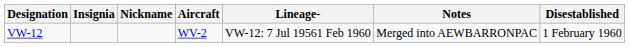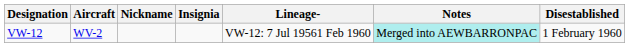columns swapped: (94, 14) <-> (199, 14)
(457, 33) no background -> (457, 33) paleturquoise background
